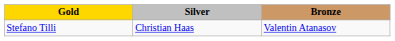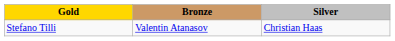columns swapped: (197, 12) <-> (326, 12)
